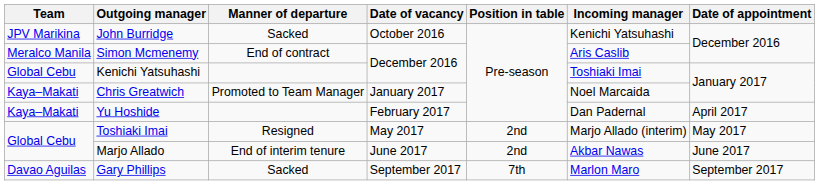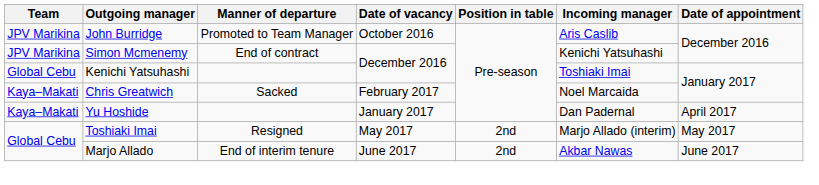(288, 33) Sacked -> (277, 33) Promoted to Team Manager
(622, 33) Kenichi Yatsuhashi -> (589, 33) Aris Caslib
(49, 53) Meralco Manila -> (44, 53) JPV Marikina
(600, 53) Aris Caslib -> (611, 53) Kenichi Yatsuhashi
(288, 92) Promoted to Team Manager -> (277, 92) Sacked
(407, 92) January 2017 -> (399, 92) February 2017
(410, 111) February 2017 -> (396, 111) January 2017
- row: (131, 170)
